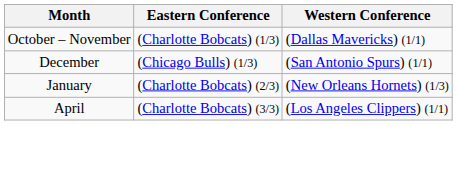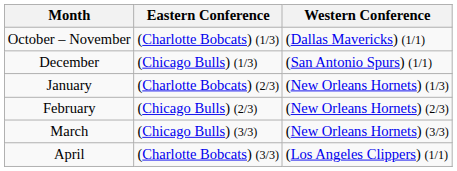+ row: (69, 108)
+ row: (69, 131)
